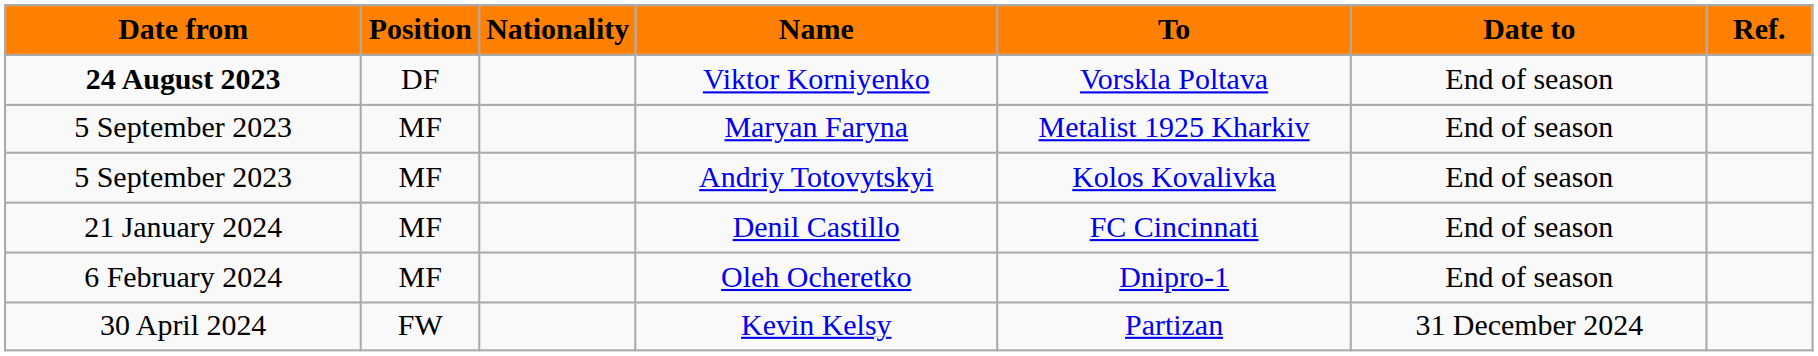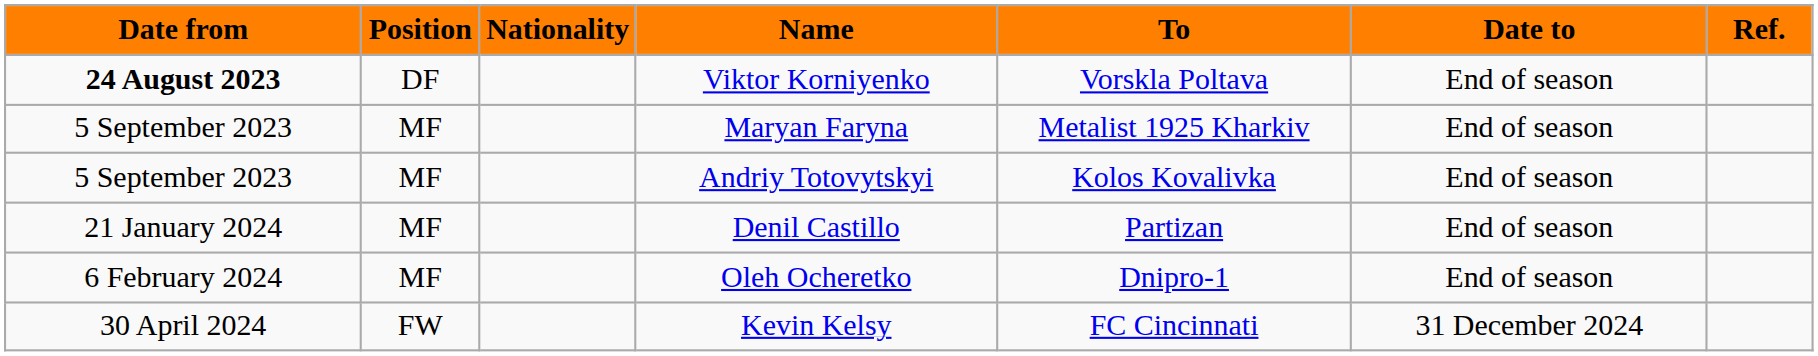(1174, 227) FC Cincinnati -> (1174, 227) Partizan
(1174, 325) Partizan -> (1174, 325) FC Cincinnati
